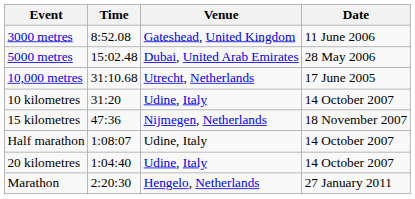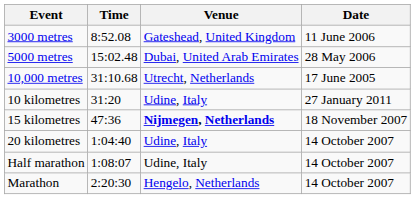(349, 99) 14 October 2007 -> (348, 99) 27 January 2011
(205, 120) normal -> (209, 120) bold
rows swapped: (44, 162) <-> (46, 141)
(348, 183) 27 January 2011 -> (349, 183) 14 October 2007
